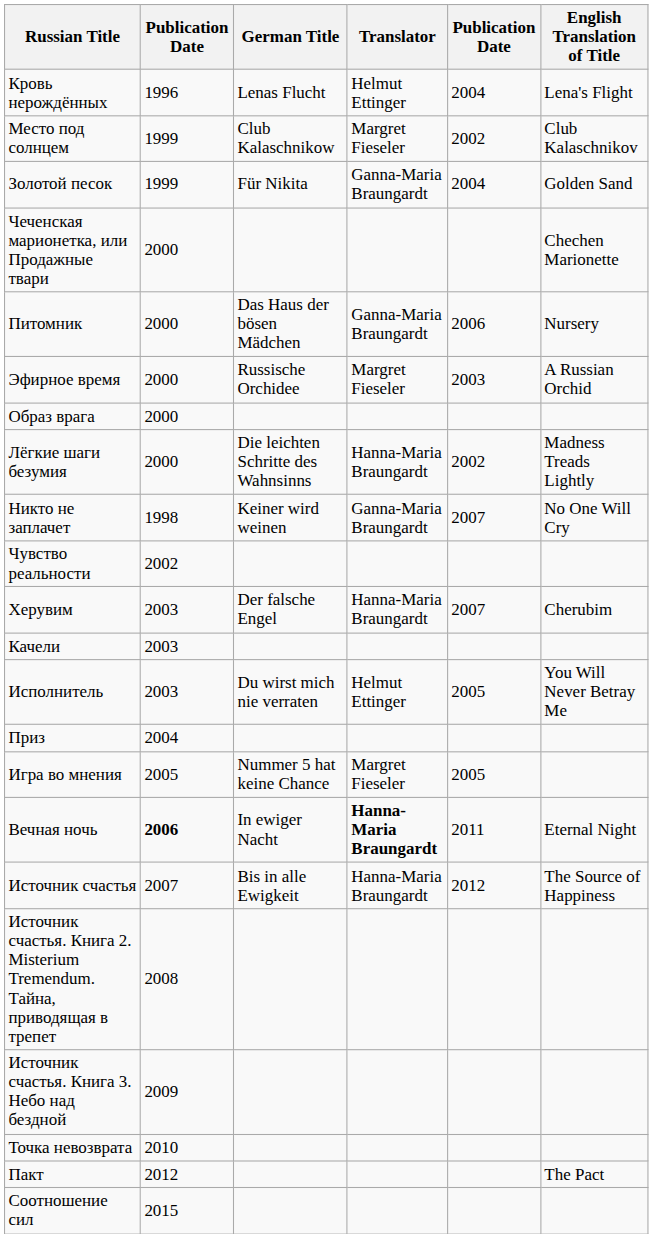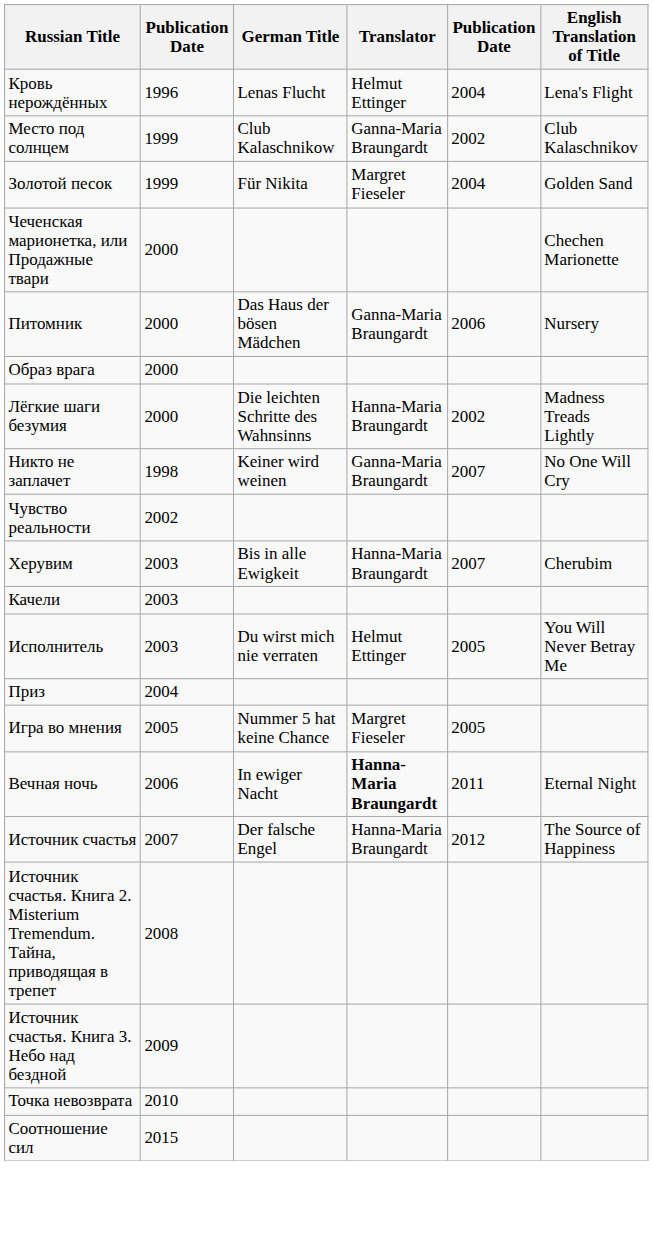(378, 138) Margret Fieseler -> (397, 138) Ganna-Maria Braungardt
(397, 184) Ganna-Maria Braungardt -> (378, 184) Margret Fieseler
- row: (64, 379)
(276, 609) Der falsche Engel -> (272, 563) Bis in alle Ewigkeit
(161, 829) bold -> (161, 783) normal
(272, 885) Bis in alle Ewigkeit -> (276, 839) Der falsche Engel
- row: (26, 1174)
